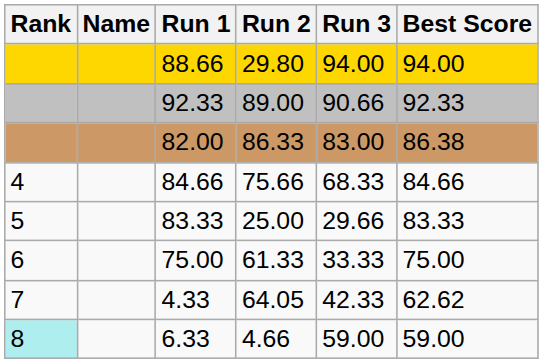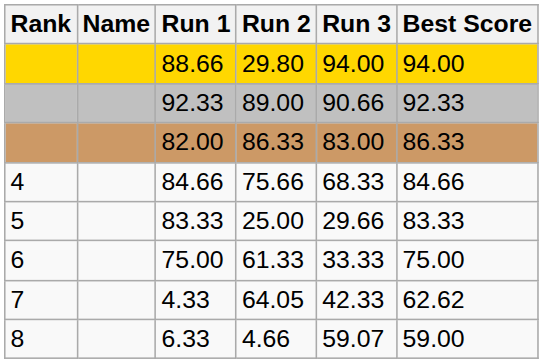(434, 142) 86.38 -> (434, 142) 86.33
(17, 338) paleturquoise background -> (17, 338) no background
(353, 338) 59.00 -> (353, 338) 59.07
